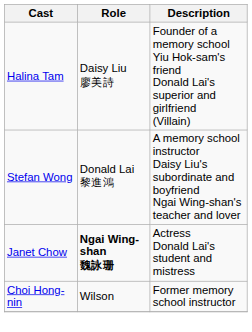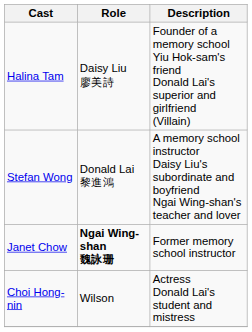(184, 252) Actress Donald Lai's student and mistress -> (194, 247) Former memory school instructor
(194, 296) Former memory school instructor -> (184, 298) Actress Donald Lai's student and mistress
